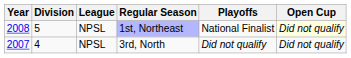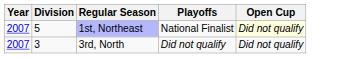- column: (97, 12)
(18, 28) 2008 -> (18, 28) 2007
(37, 45) 4 -> (37, 45) 3
